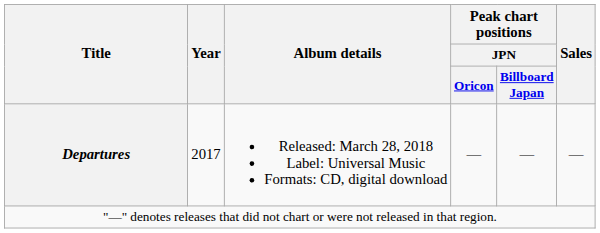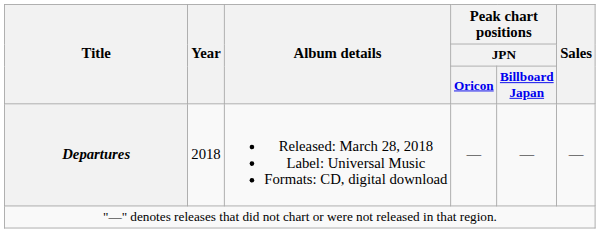(206, 154) 2017 -> (206, 154) 2018
